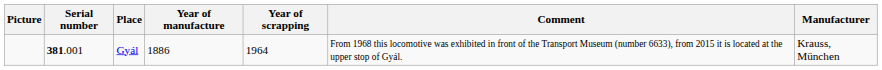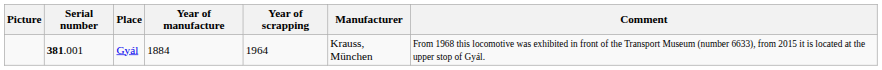columns swapped: (836, 19) <-> (561, 19)
(158, 50) 1886 -> (158, 50) 1884
